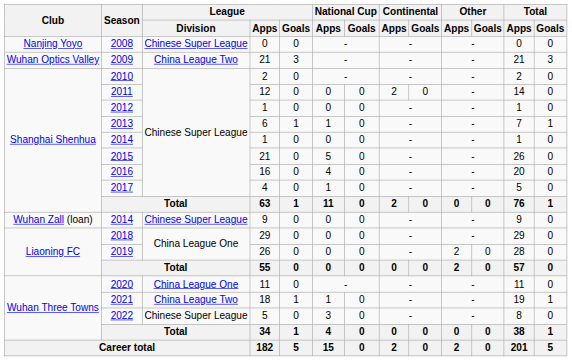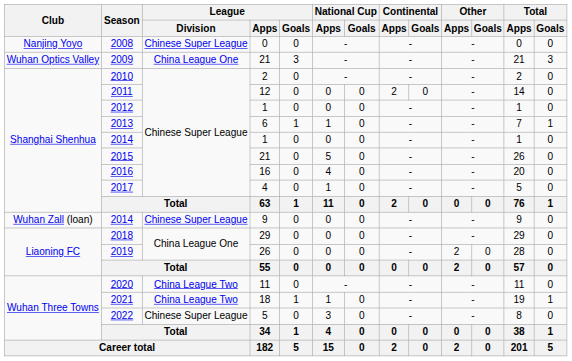(196, 60) China League Two -> (196, 60) China League One
(196, 284) China League One -> (196, 284) China League Two
